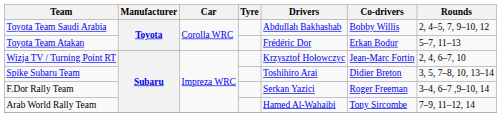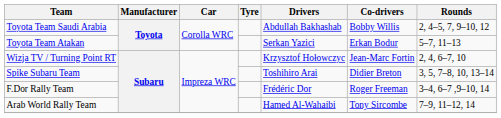(287, 42) Frédéric Dor -> (289, 42) Serkan Yazici
(289, 89) Serkan Yazici -> (287, 89) Frédéric Dor
